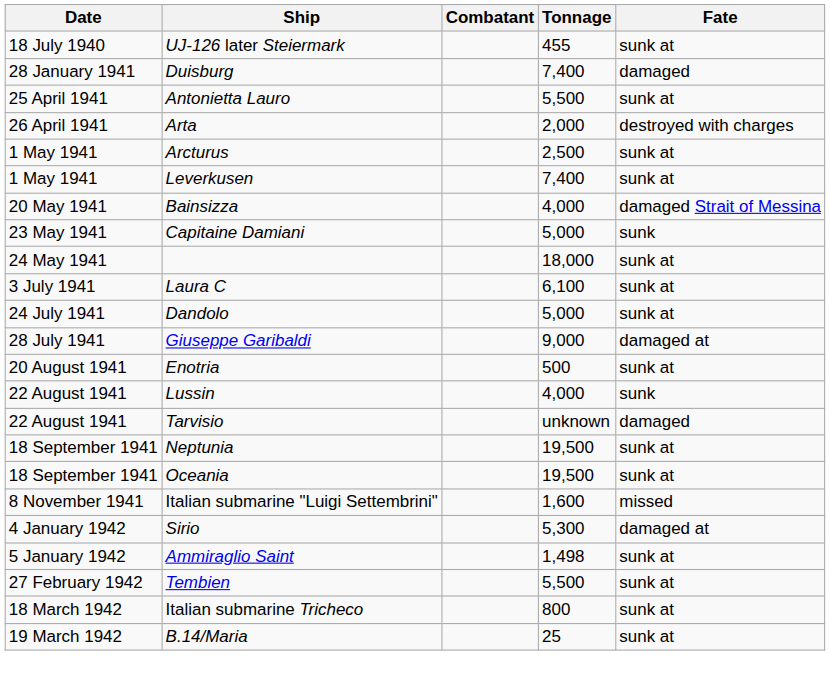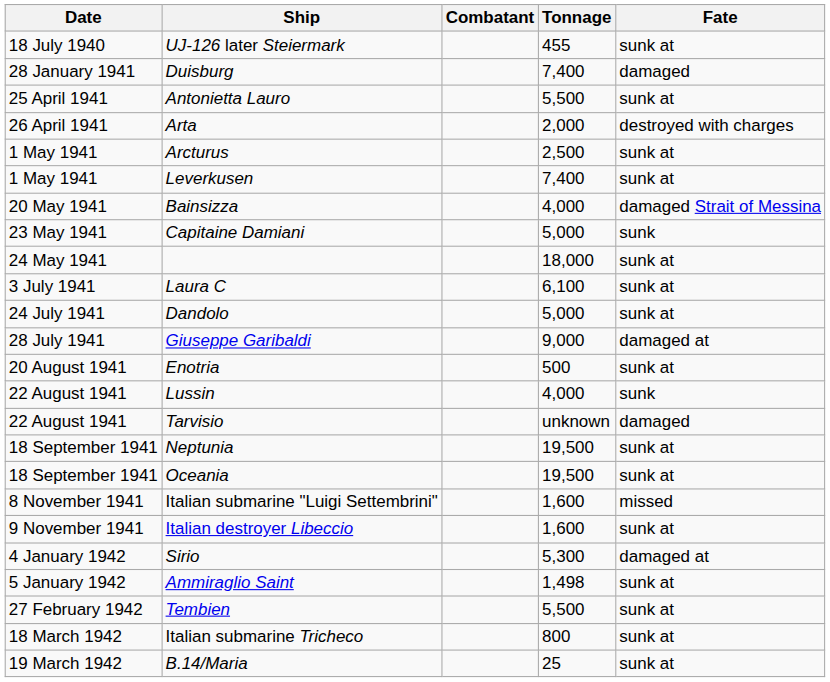+ row: (259, 529)
